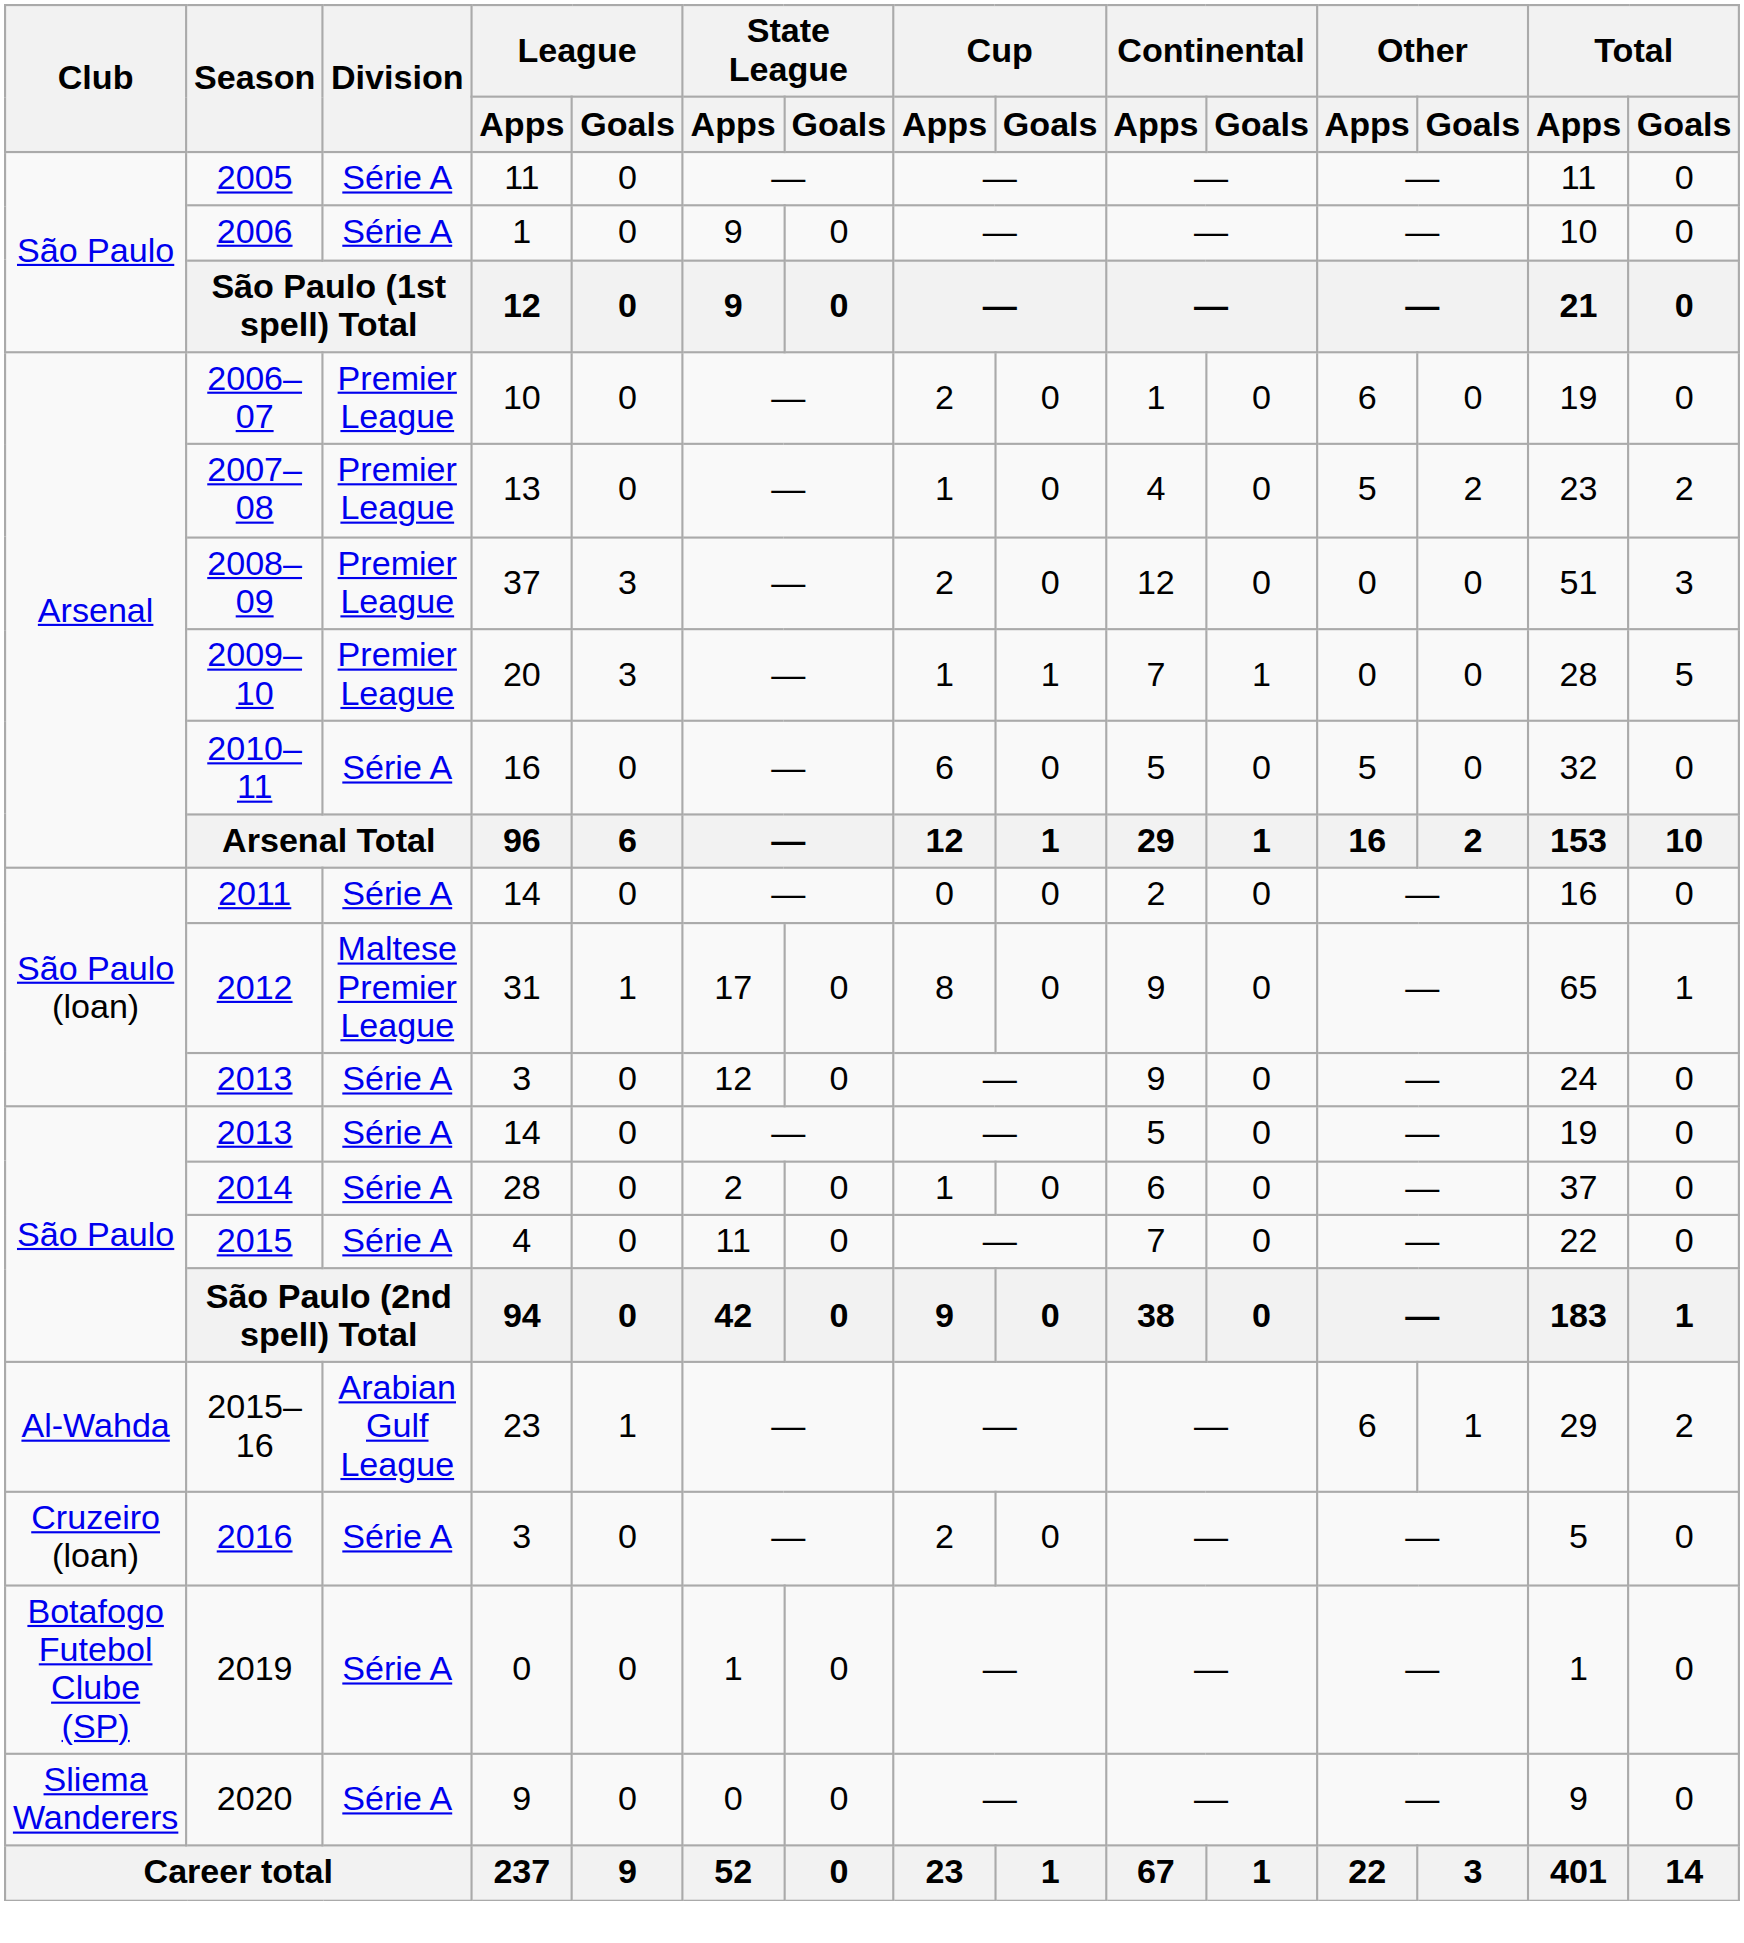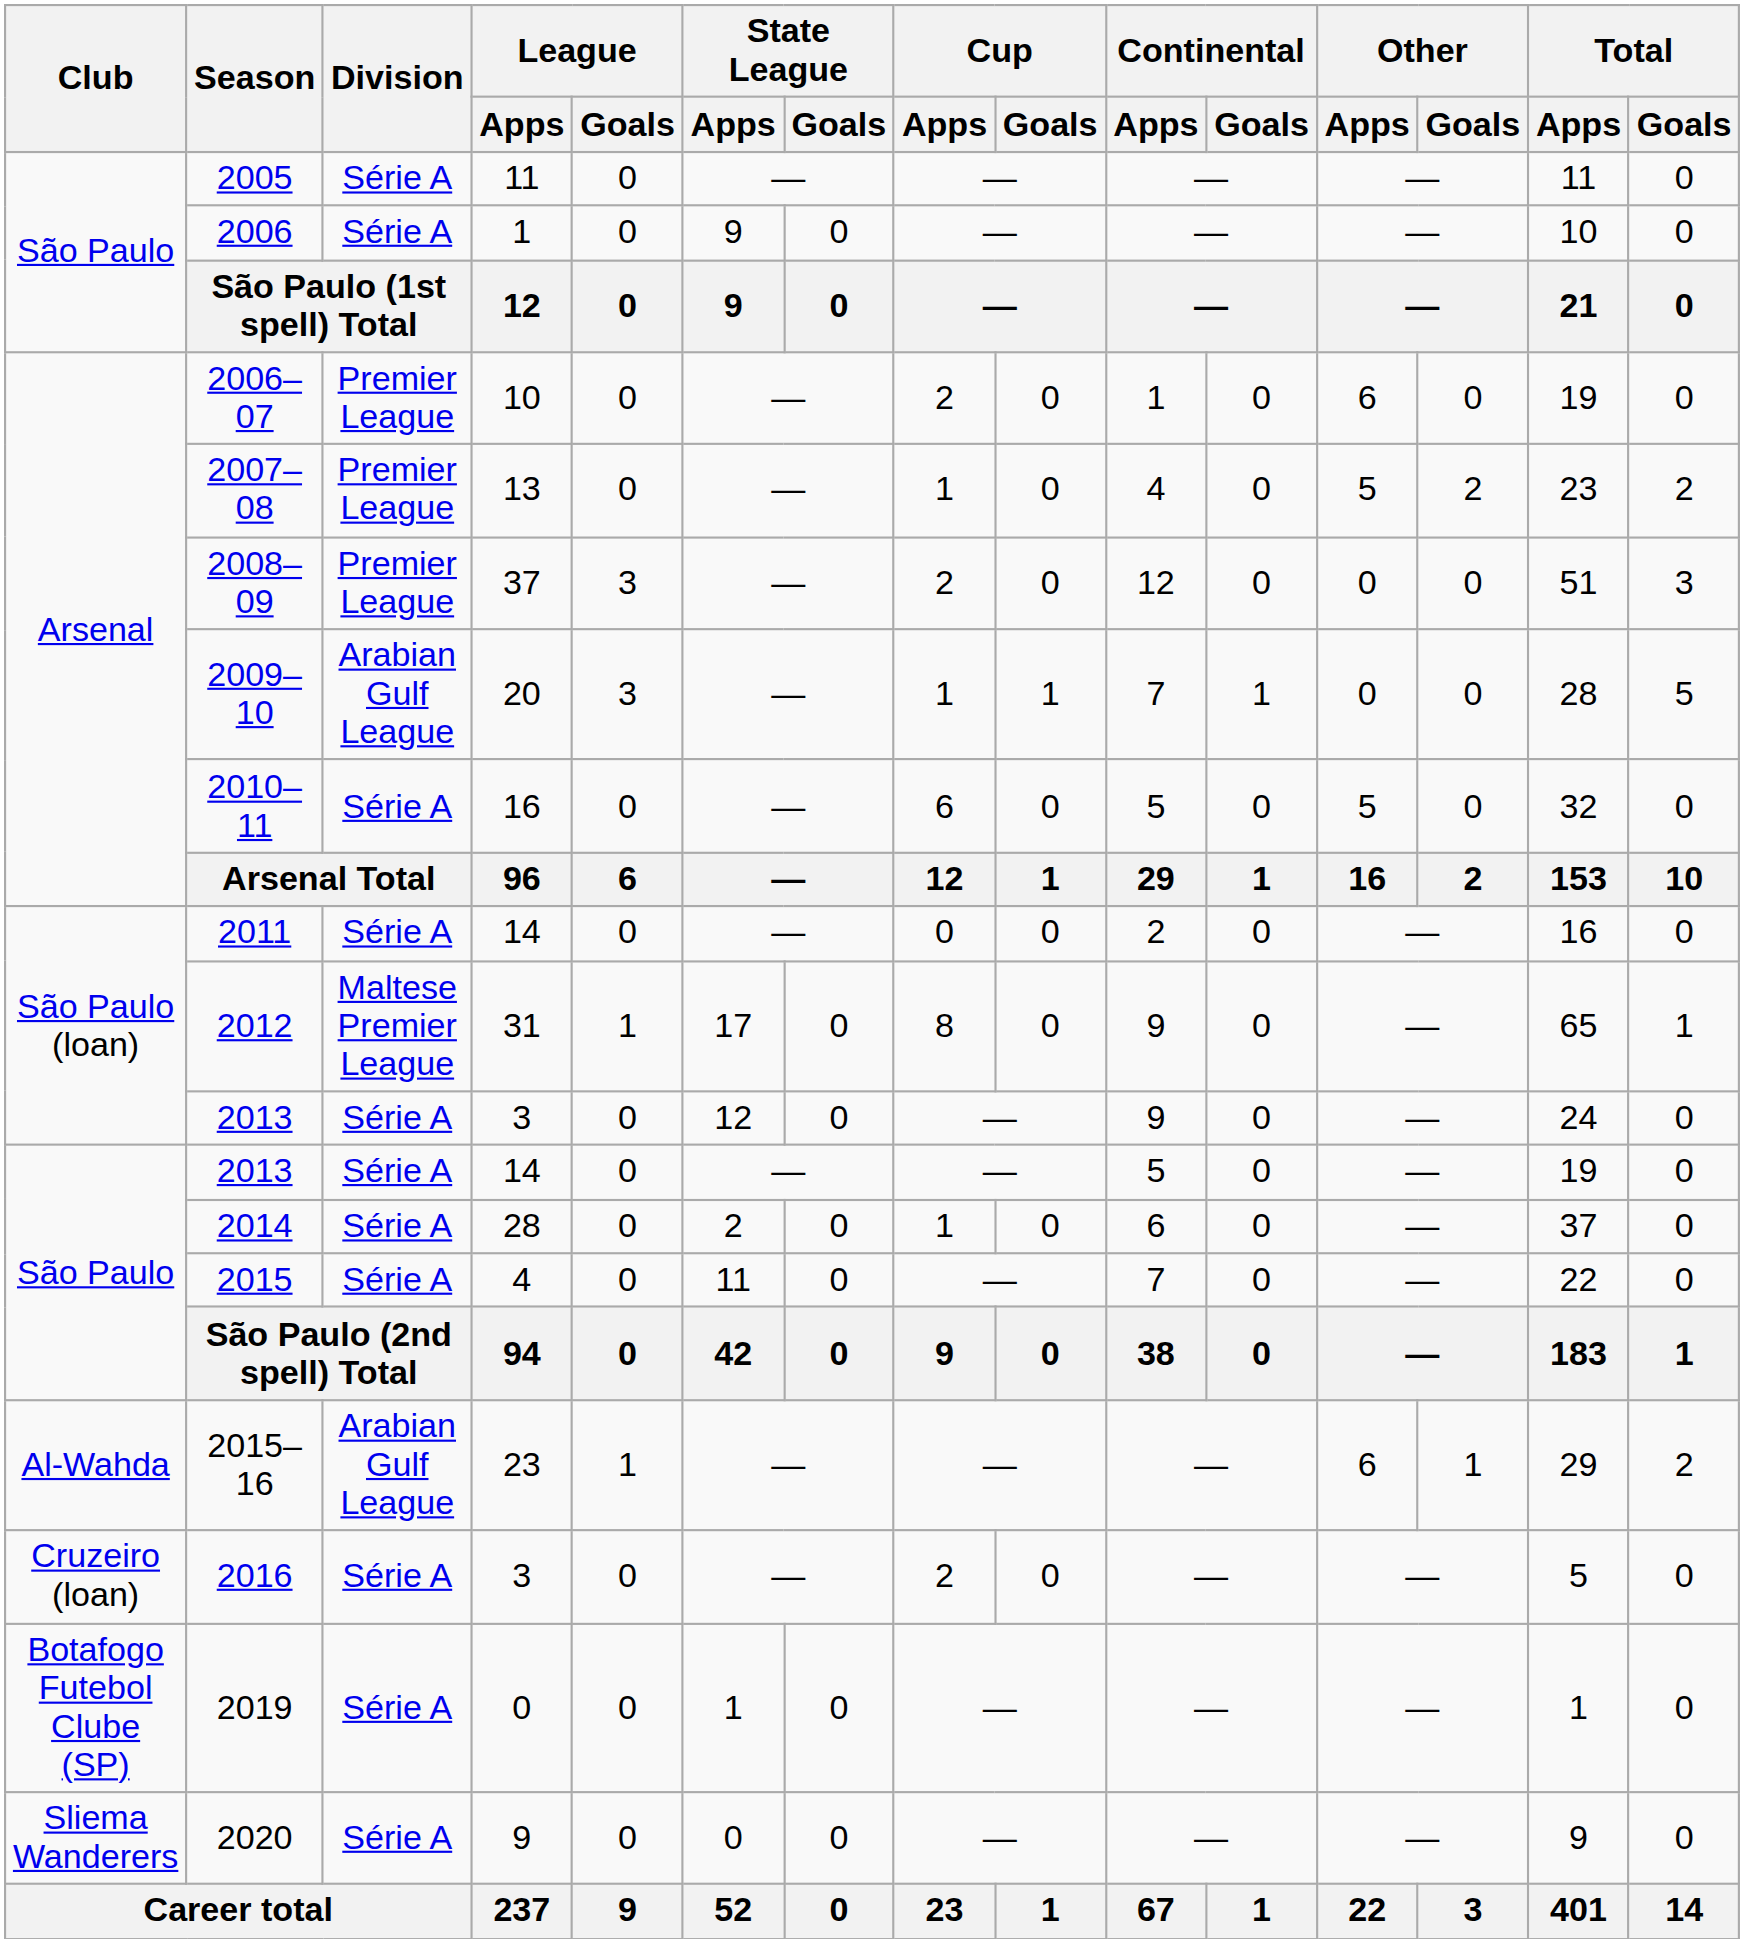(397, 674) Premier League -> (397, 693) Arabian Gulf League
